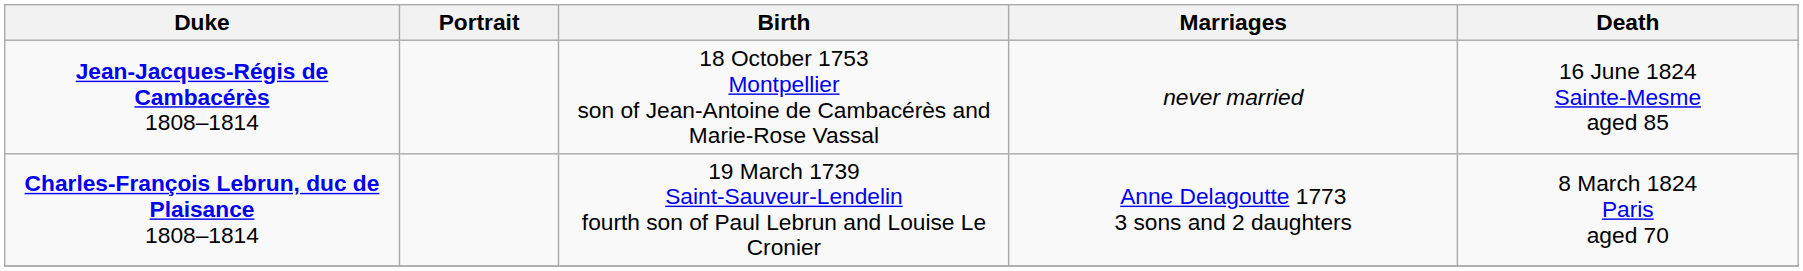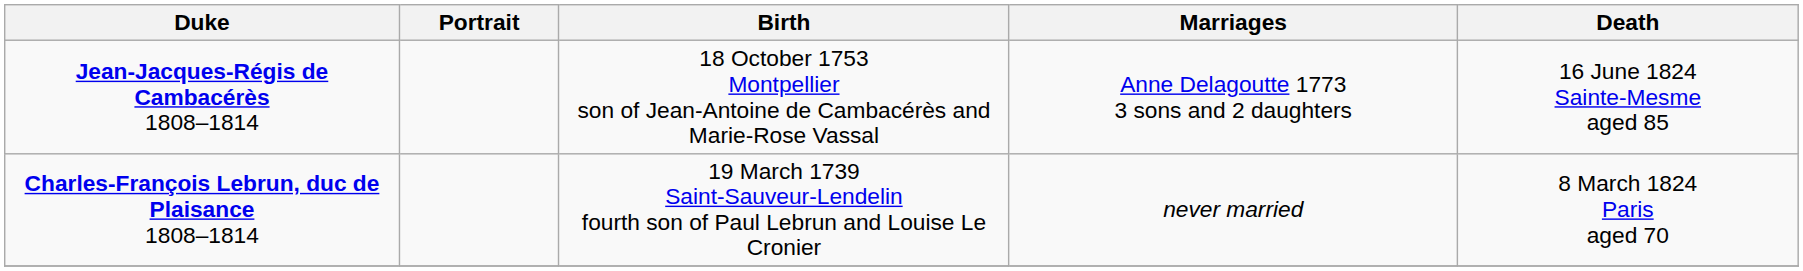(1233, 96) never married -> (1233, 96) Anne Delagoutte 1773 3 sons and 2 daughters
(1233, 209) Anne Delagoutte 1773 3 sons and 2 daughters -> (1233, 209) never married
